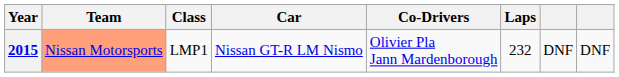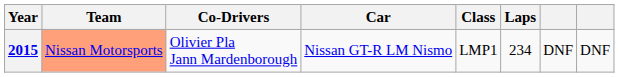columns swapped: (434, 17) <-> (189, 17)
(520, 50) 232 -> (520, 50) 234
